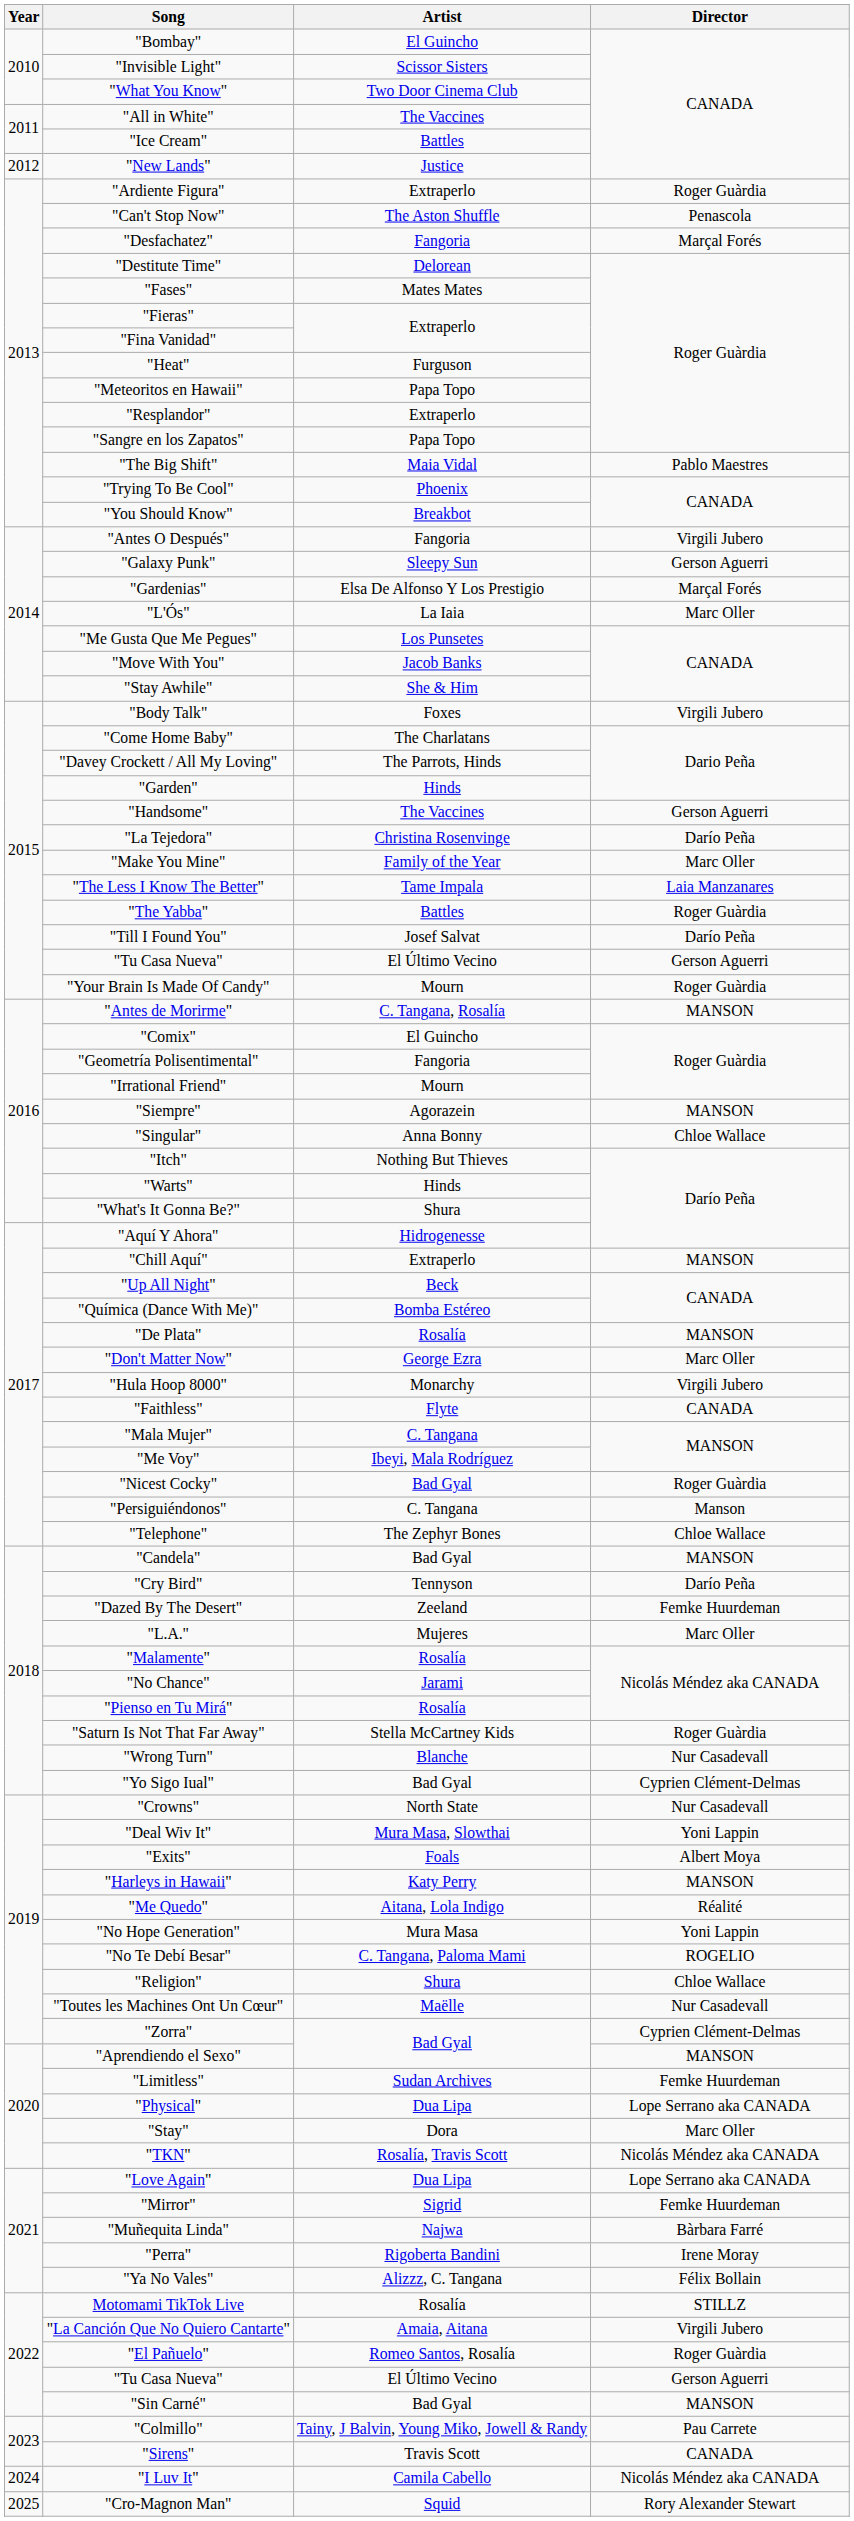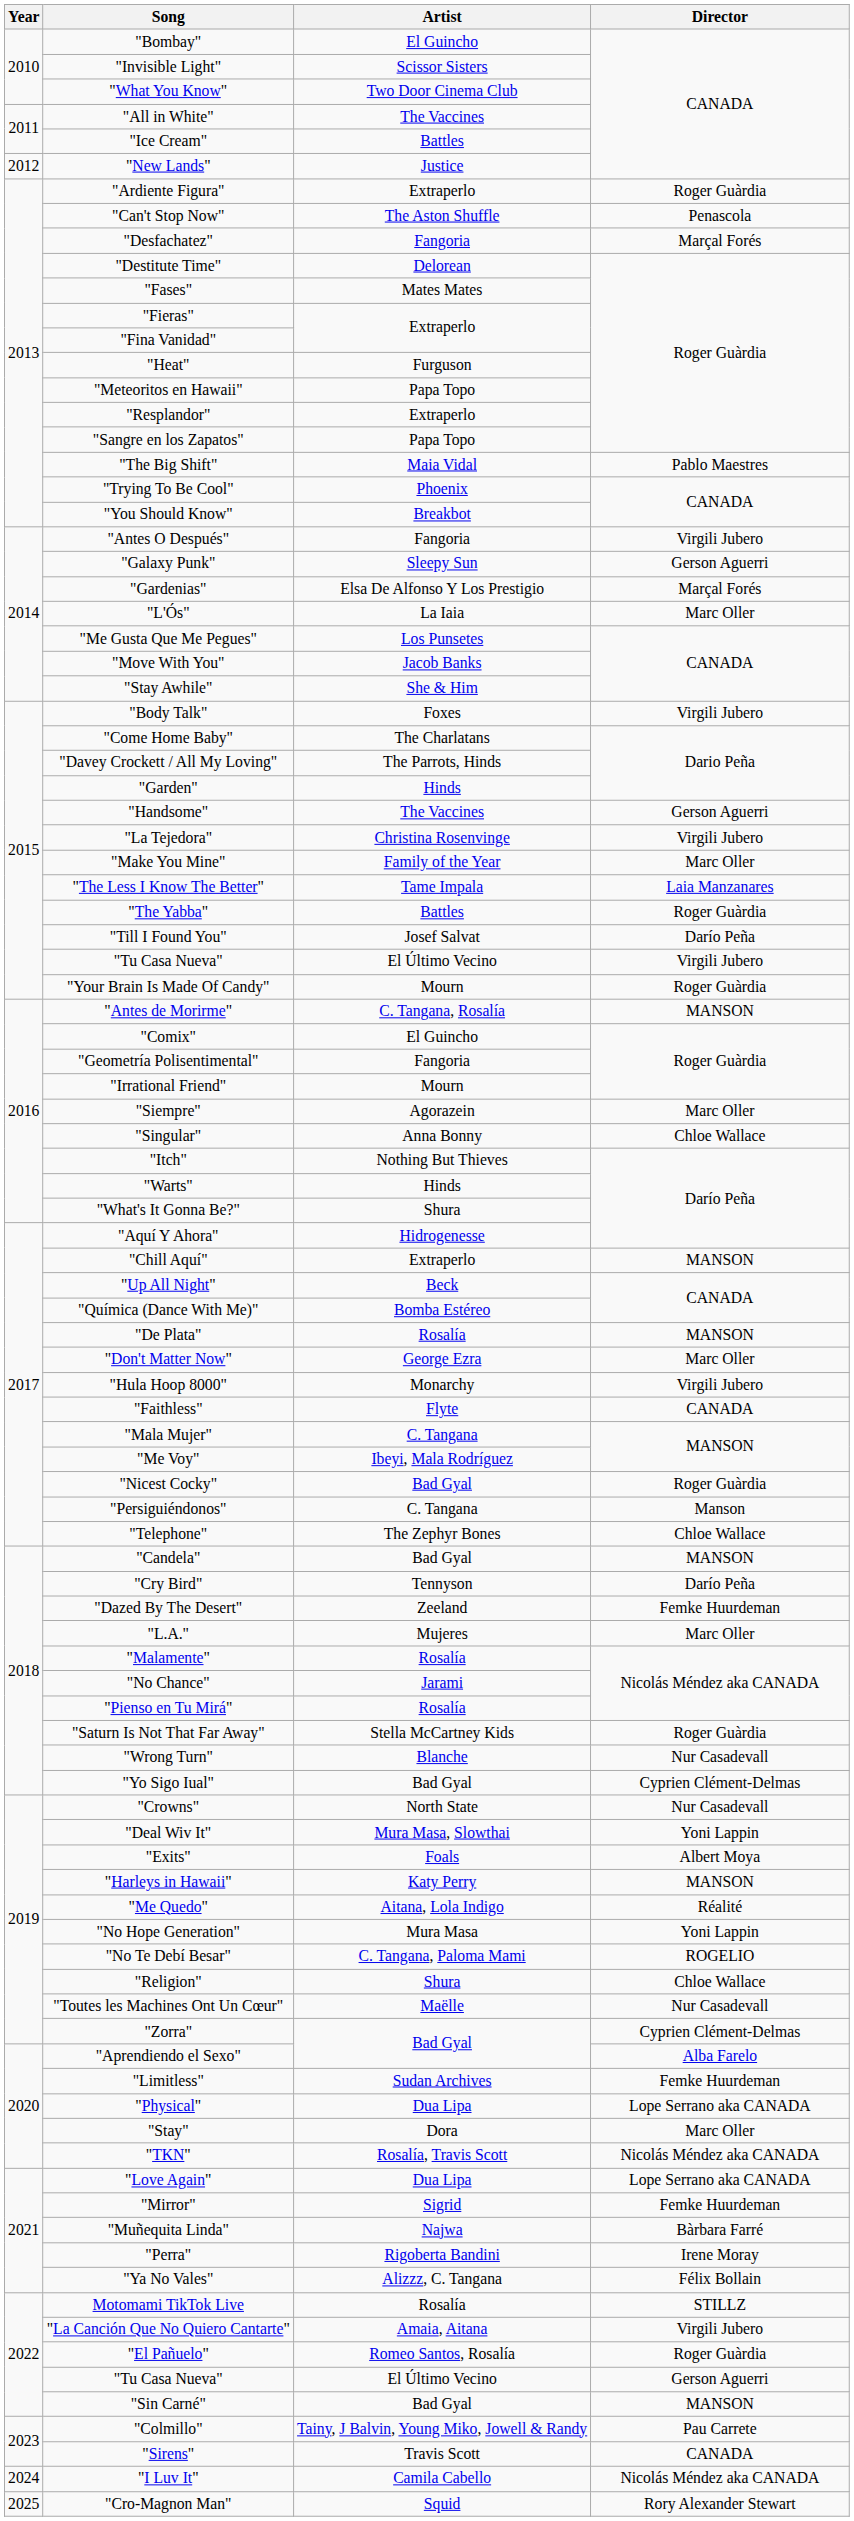(720, 837) Darío Peña -> (720, 837) Virgili Jubero
(720, 961) Gerson Aguerri -> (720, 961) Virgili Jubero
(720, 1111) MANSON -> (720, 1111) Marc Oller
(720, 2056) MANSON -> (720, 2056) Alba Farelo
